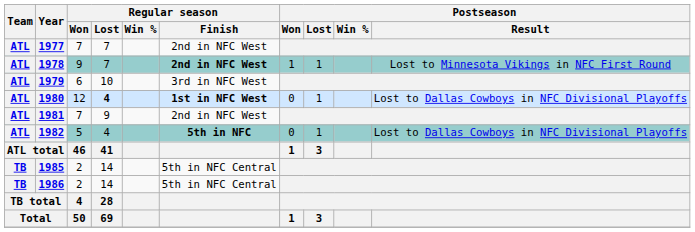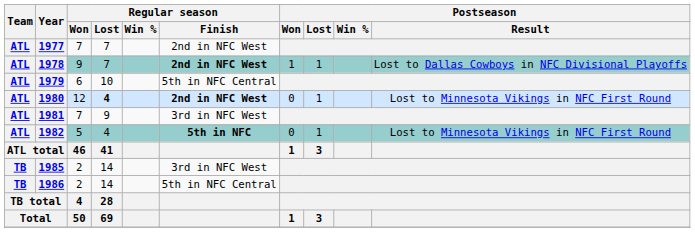(530, 65) Lost to Minnesota Vikings in NFC First Round -> (530, 65) Lost to Dallas Cowboys in NFC Divisional Playoffs
(219, 82) 3rd in NFC West -> (219, 82) 5th in NFC Central
(219, 99) 1st in NFC West -> (219, 99) 2nd in NFC West
(530, 99) Lost to Dallas Cowboys in NFC Divisional Playoffs -> (530, 99) Lost to Minnesota Vikings in NFC First Round
(219, 116) 2nd in NFC West -> (219, 116) 3rd in NFC West
(530, 133) Lost to Dallas Cowboys in NFC Divisional Playoffs -> (530, 133) Lost to Minnesota Vikings in NFC First Round
(219, 168) 5th in NFC Central -> (219, 168) 3rd in NFC West
